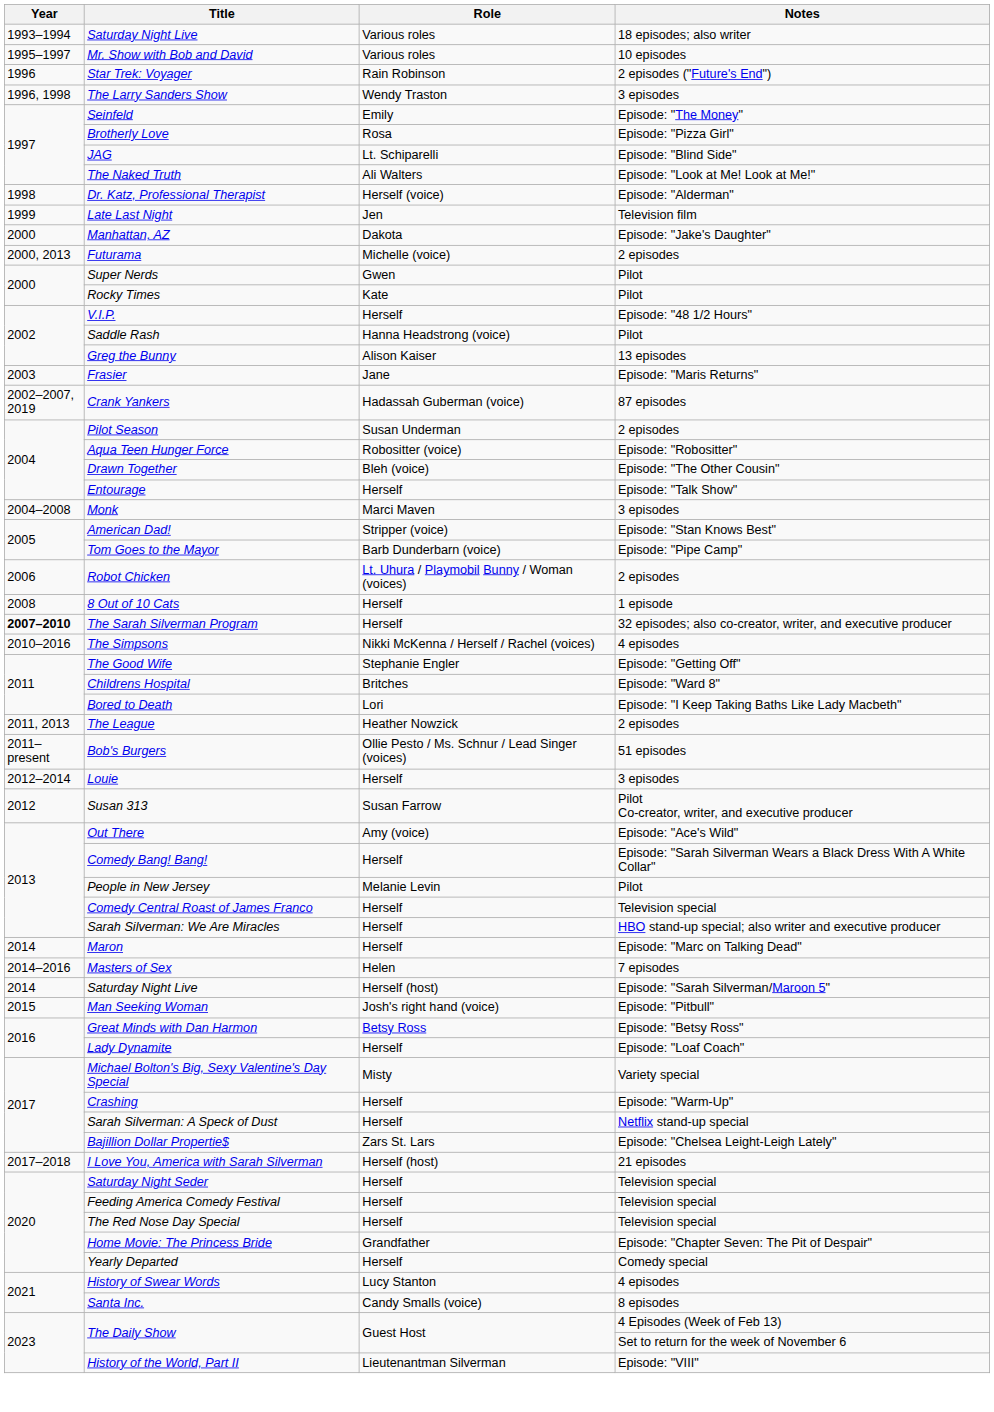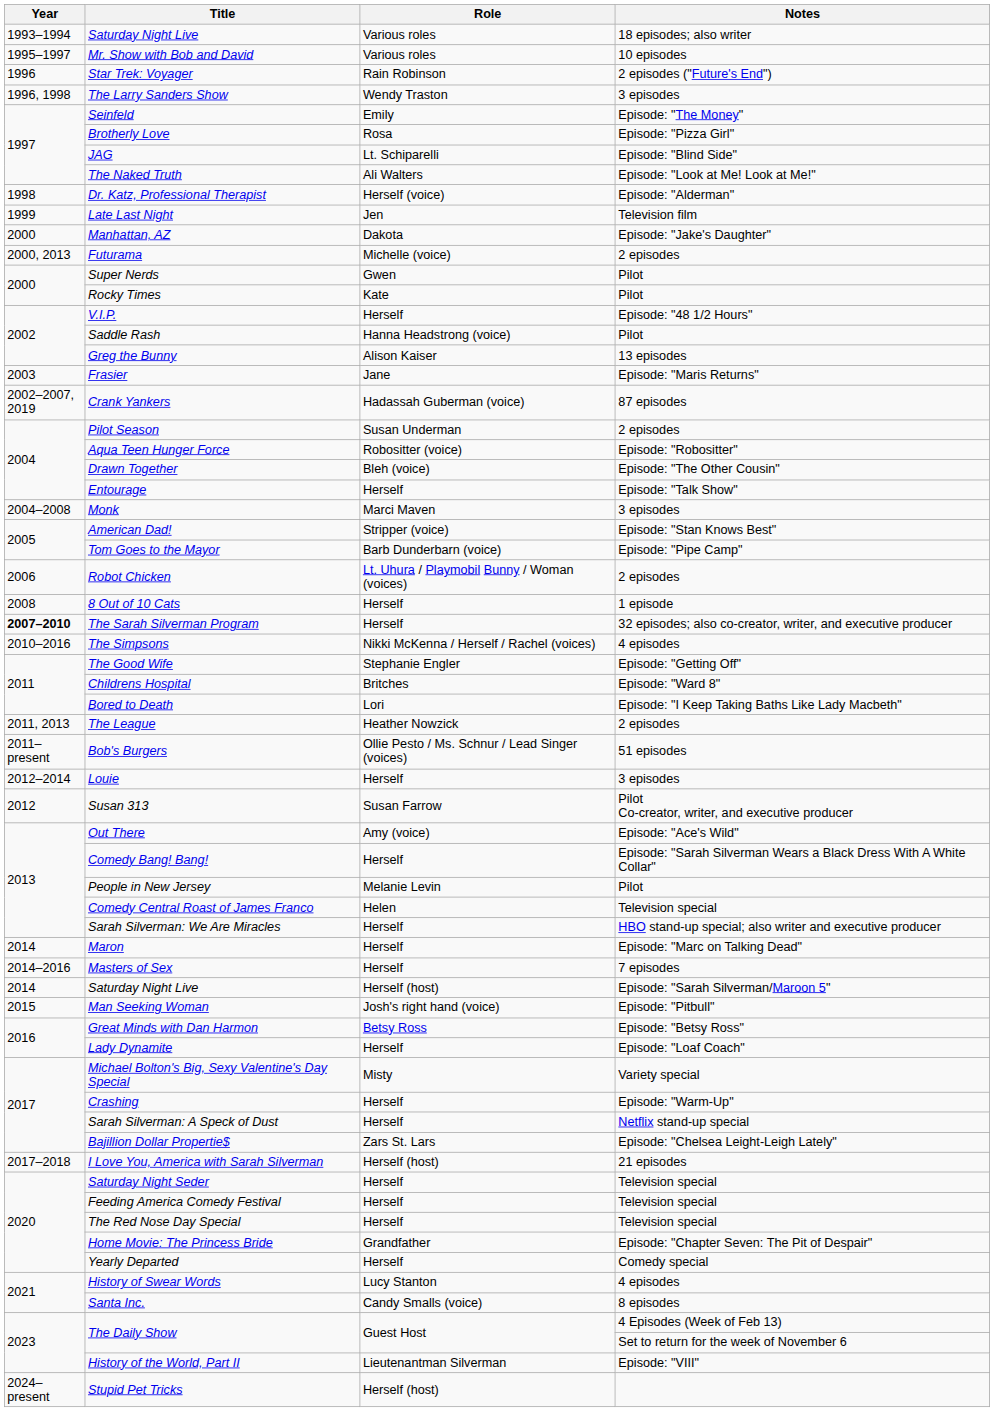(382, 907) Herself -> (379, 907) Helen
(379, 967) Helen -> (383, 967) Herself
+ row: (135, 1389)
